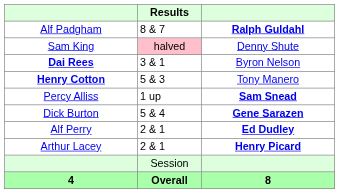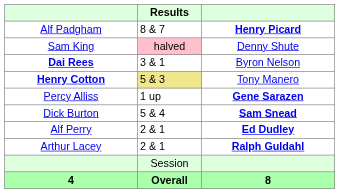(268, 29) Ralph Guldahl -> (268, 29) Henry Picard
(153, 79) no background -> (153, 79) khaki background
(268, 96) Sam Snead -> (268, 96) Gene Sarazen
(268, 113) Gene Sarazen -> (268, 113) Sam Snead
(268, 146) Henry Picard -> (268, 146) Ralph Guldahl
